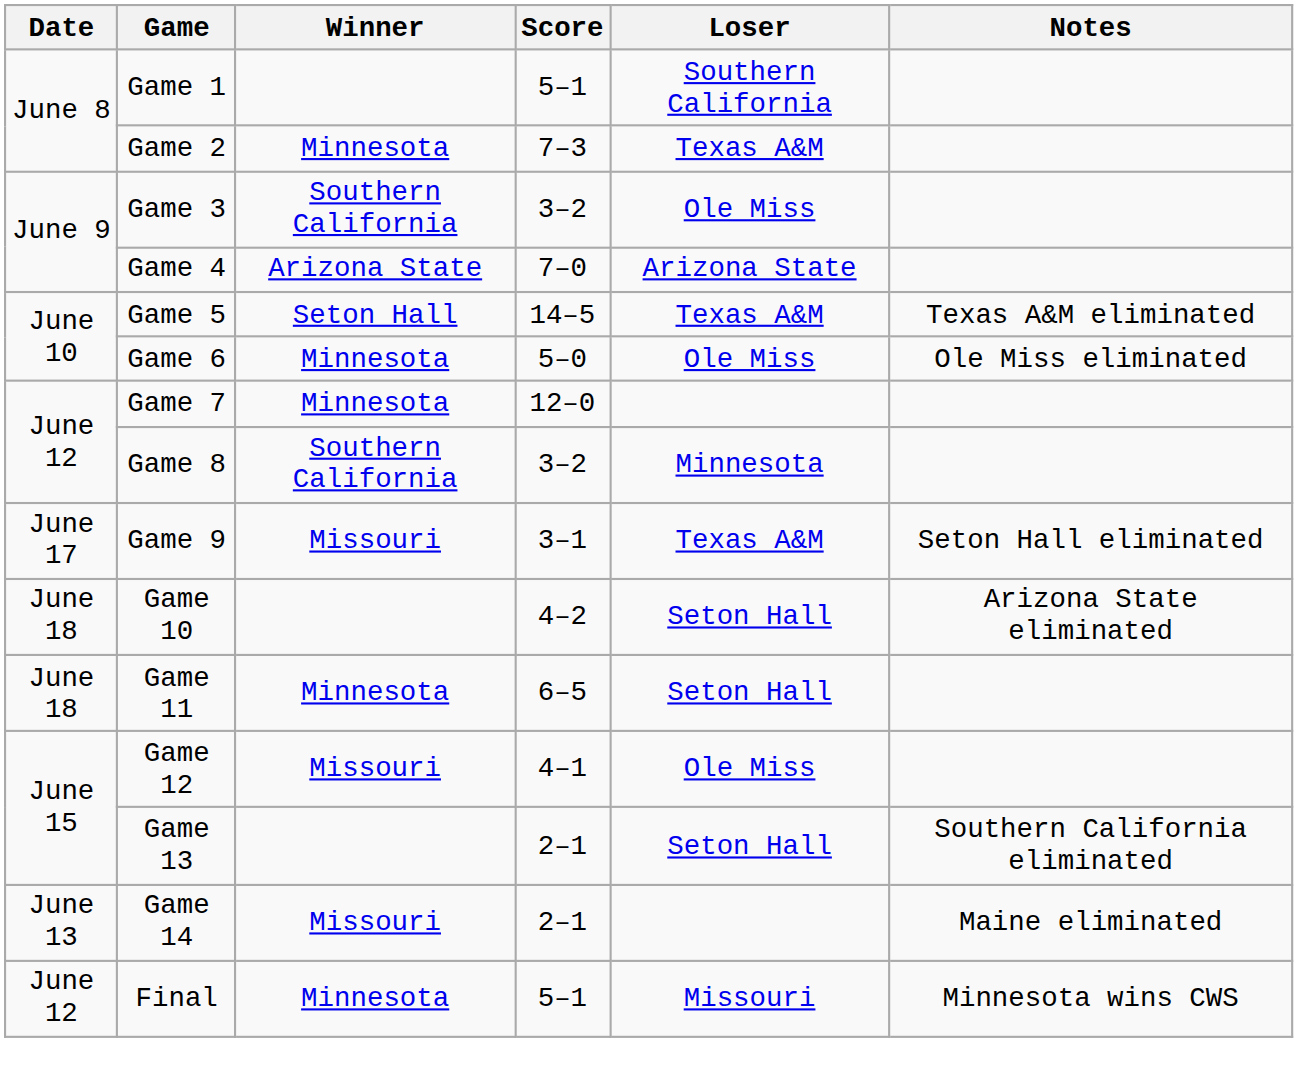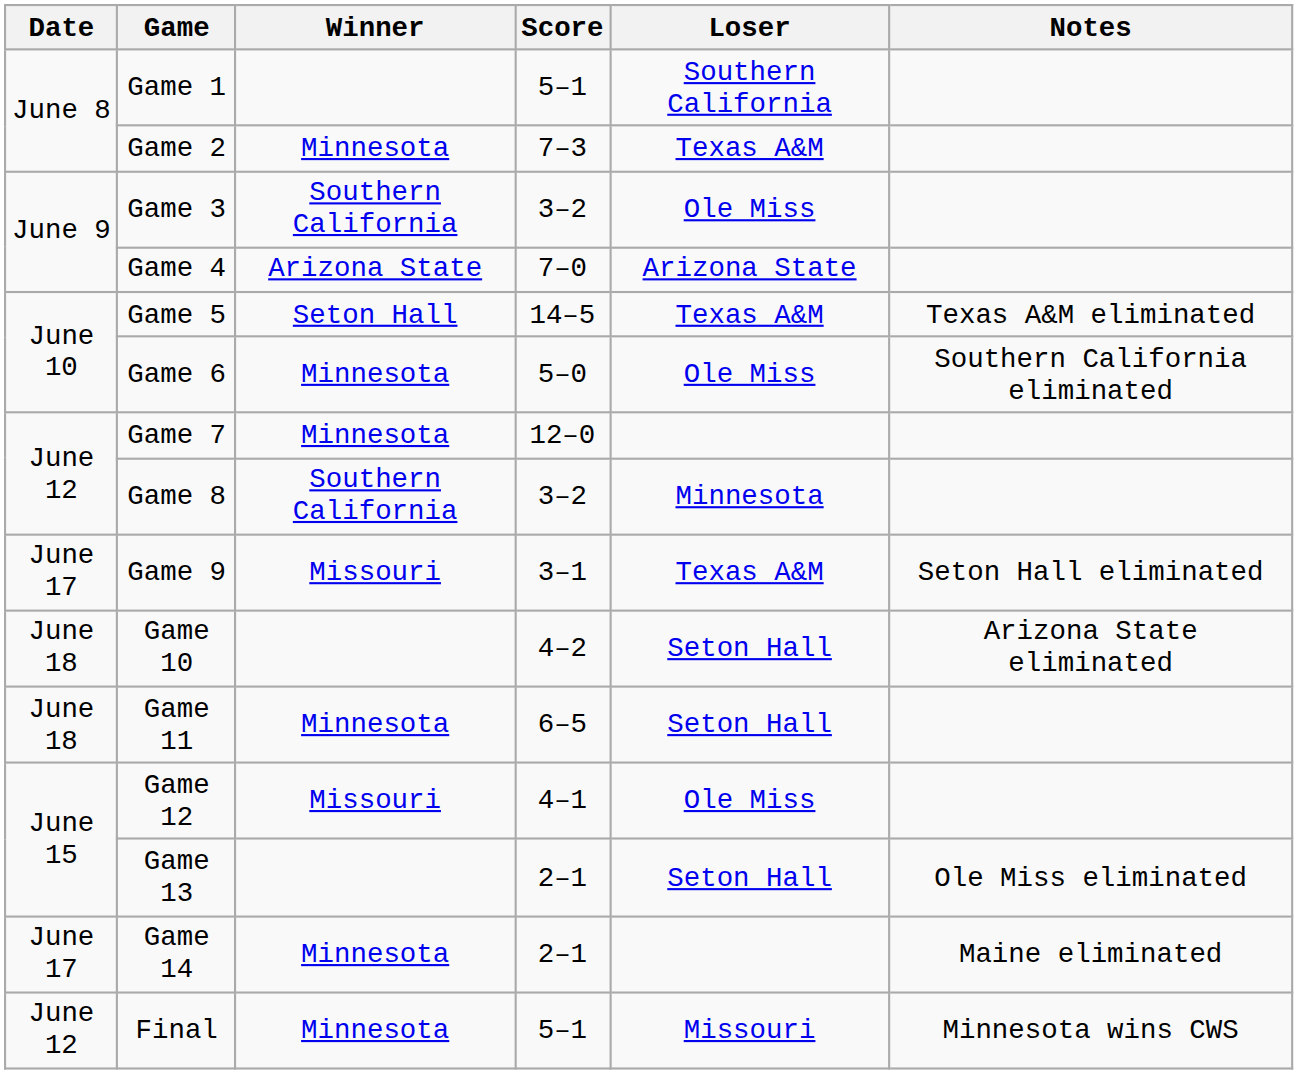(1091, 359) Ole Miss eliminated -> (1091, 375) Southern California eliminated
(1091, 846) Southern California eliminated -> (1091, 878) Ole Miss eliminated
(61, 922) June 13 -> (61, 954) June 17
(375, 922) Missouri -> (375, 954) Minnesota
